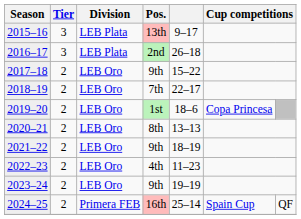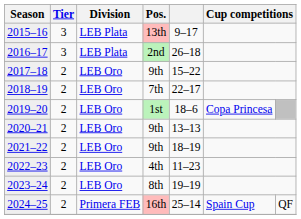(156, 128) 8th -> (156, 128) 9th
(156, 185) 9th -> (156, 185) 8th
